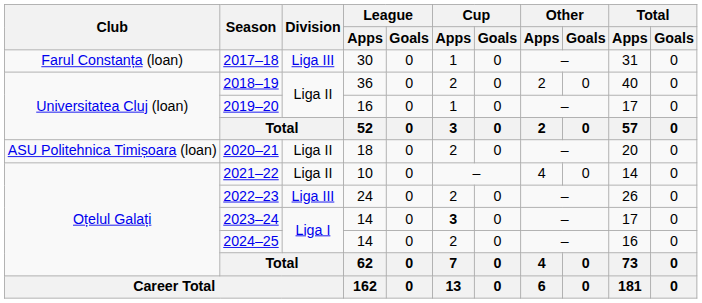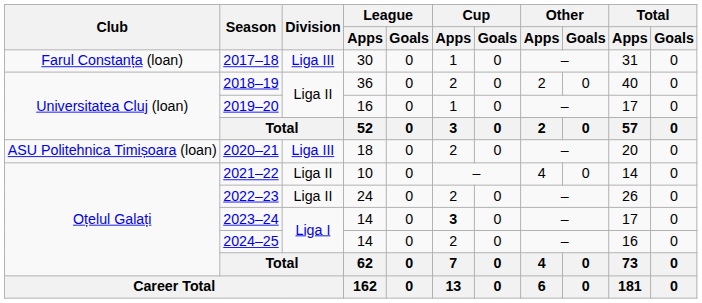(313, 151) Liga II -> (313, 151) Liga III
(313, 196) Liga III -> (313, 196) Liga II
